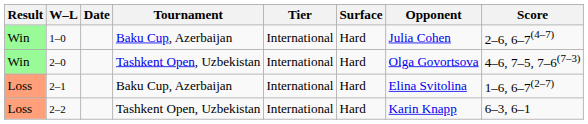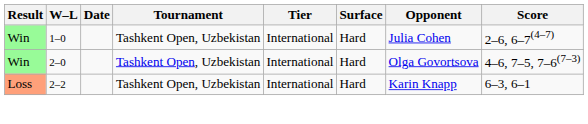(174, 37) Baku Cup, Azerbaijan -> (188, 37) Tashkent Open, Uzbekistan
- row: (57, 87)
